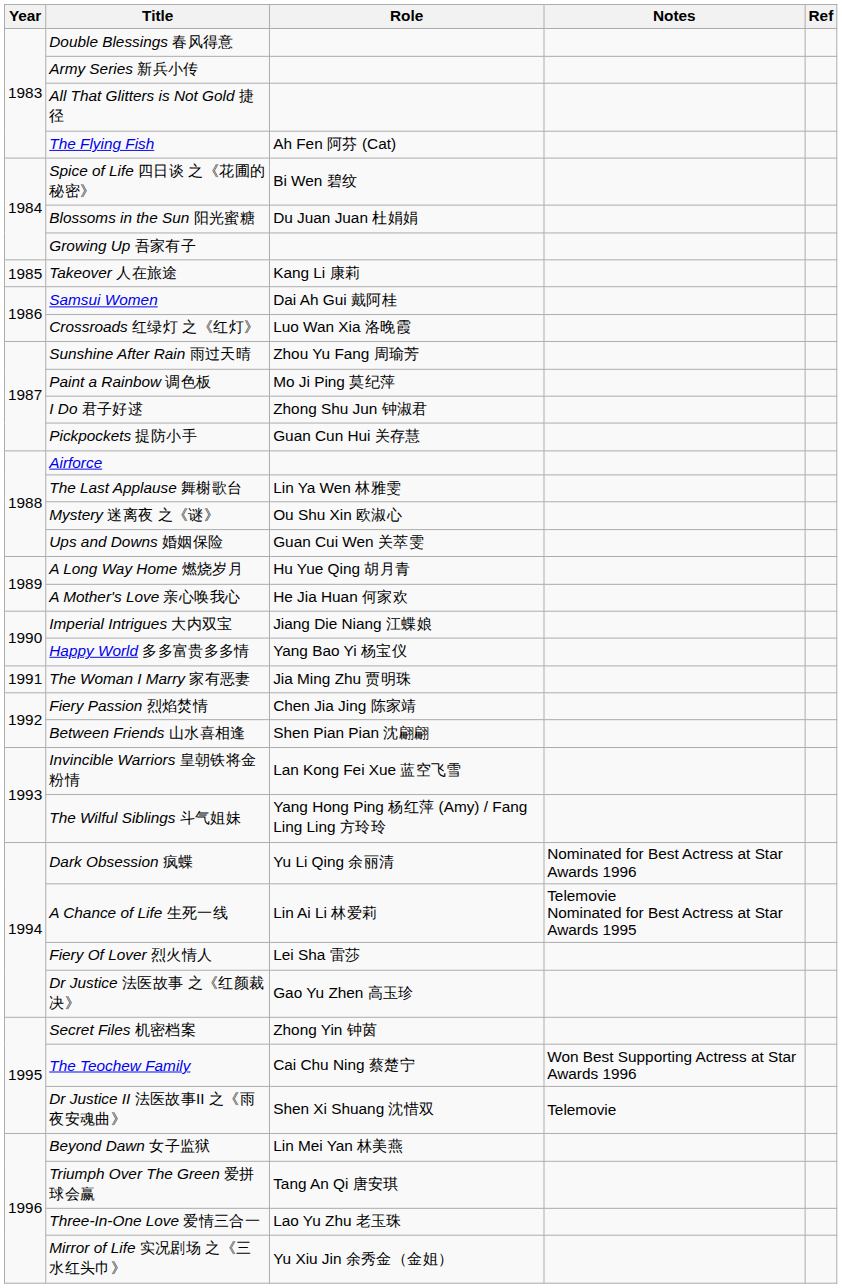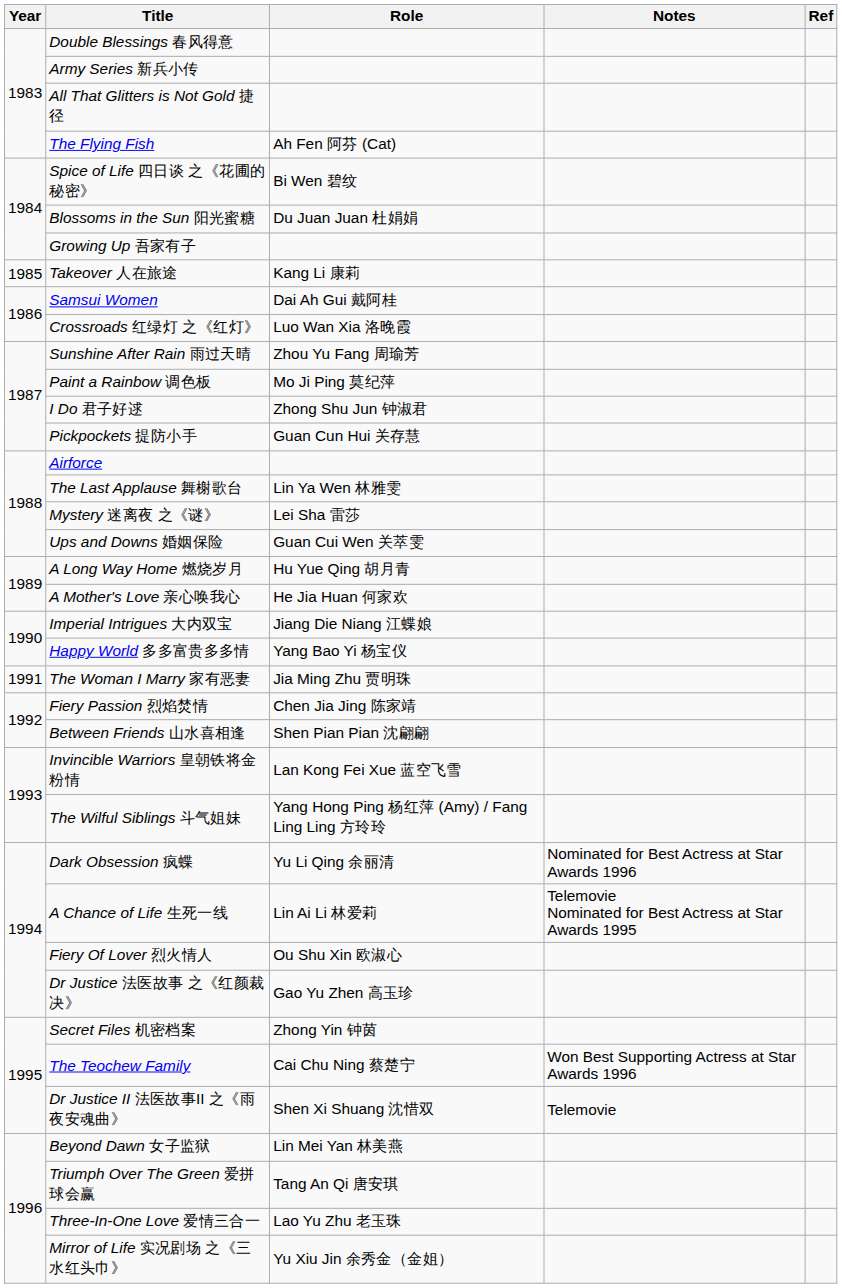(338, 515) Ou Shu Xin 欧淑心 -> (317, 515) Lei Sha 雷莎
(317, 955) Lei Sha 雷莎 -> (338, 955) Ou Shu Xin 欧淑心
